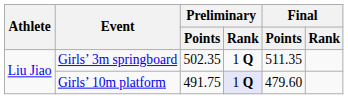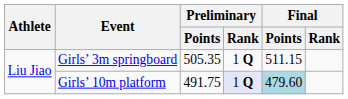(202, 60) 502.35 -> (202, 60) 505.35
(284, 60) 511.35 -> (284, 60) 511.15
(284, 83) no background -> (284, 83) lightblue background
